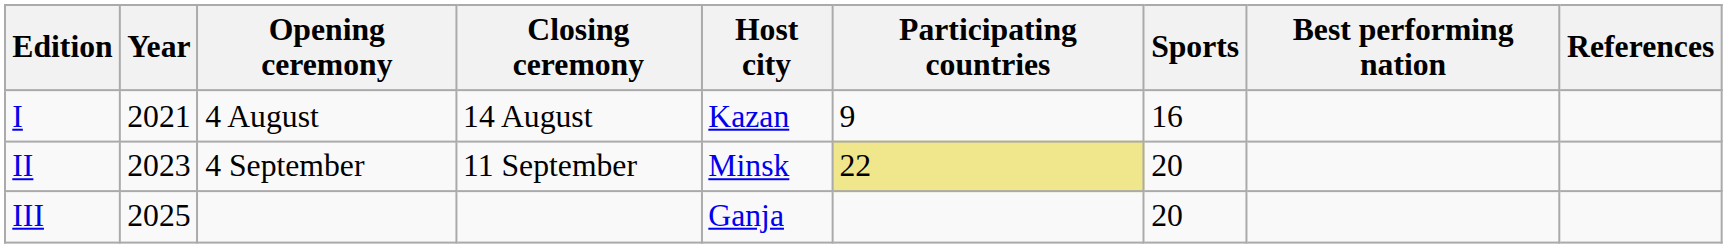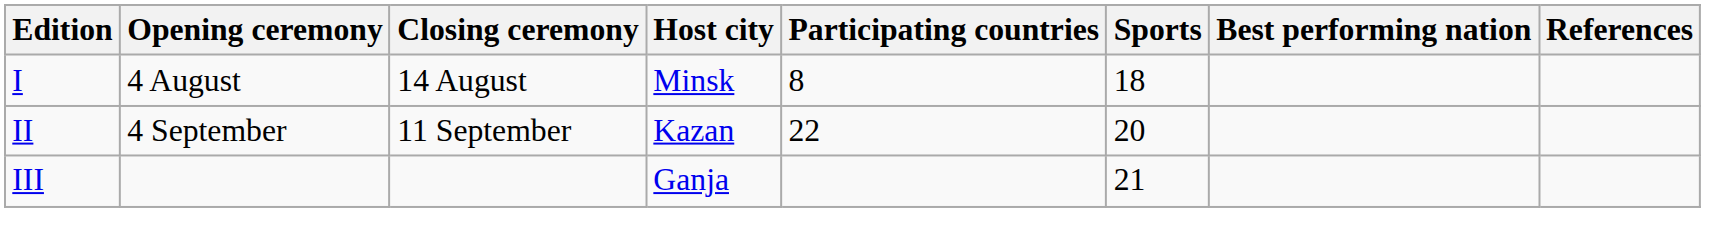- column: (159, 47)
(749, 115) Kazan -> (694, 79) Minsk
(847, 115) 9 -> (796, 79) 8
(1167, 115) 16 -> (1130, 79) 18
(749, 165) Minsk -> (694, 130) Kazan
(855, 165) khaki background -> (804, 130) no background
(1167, 215) 20 -> (1130, 180) 21
